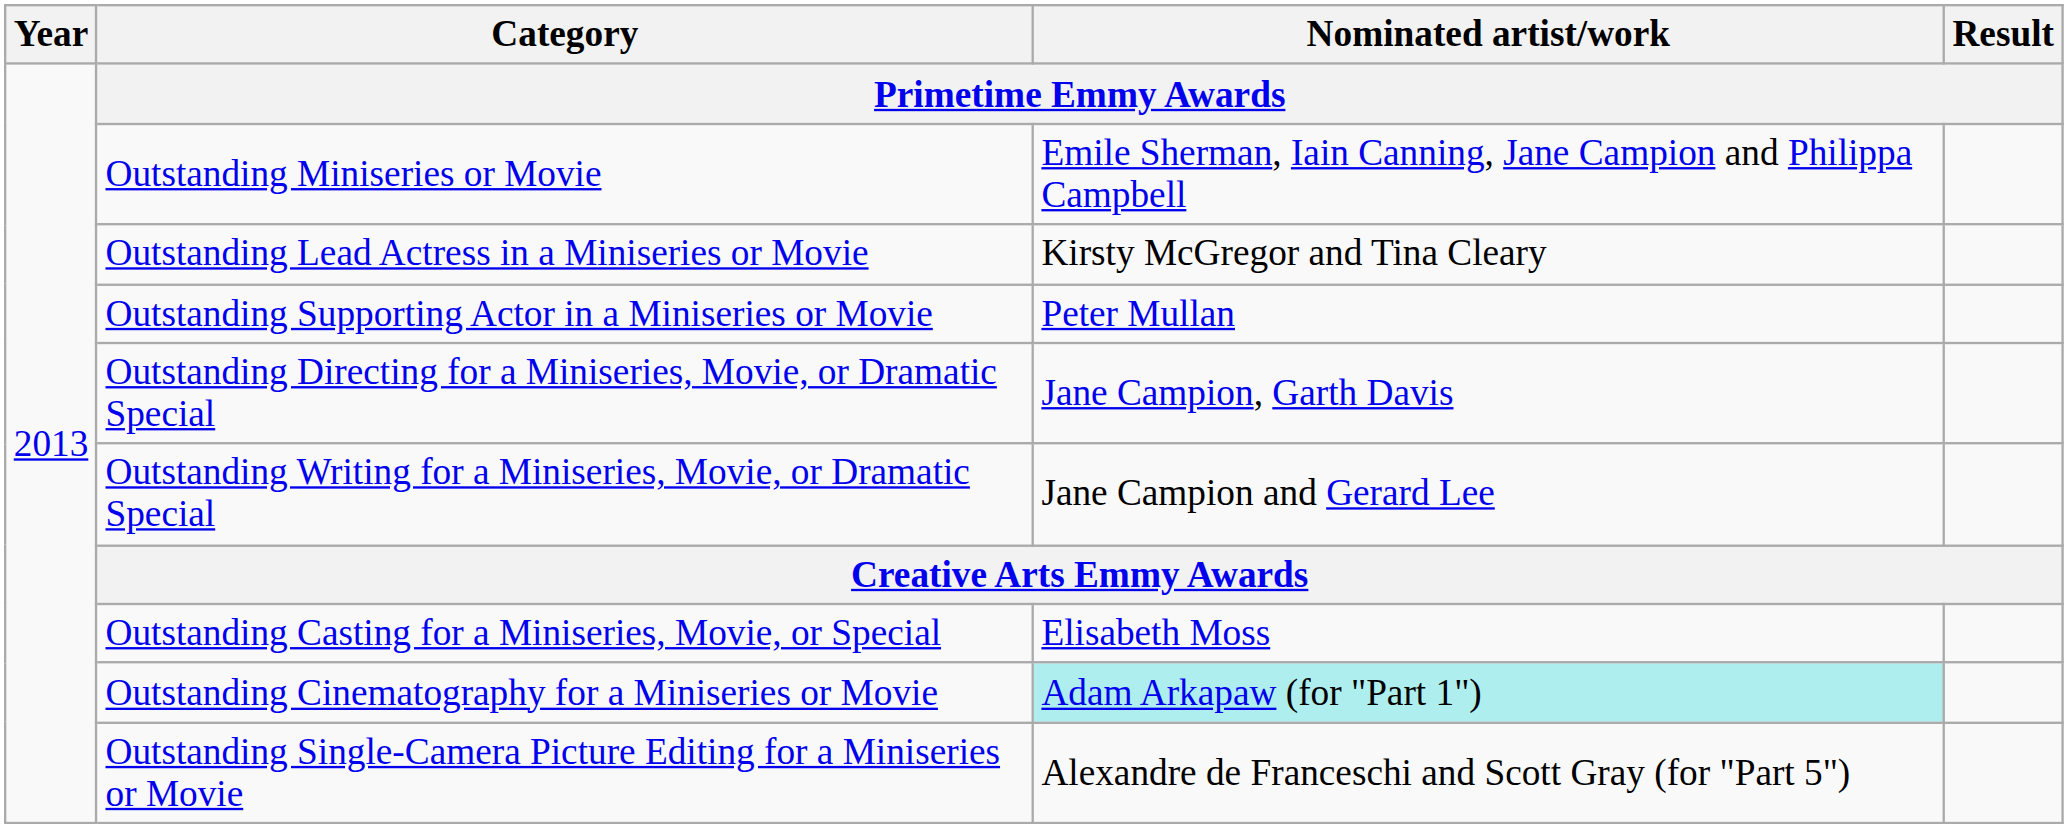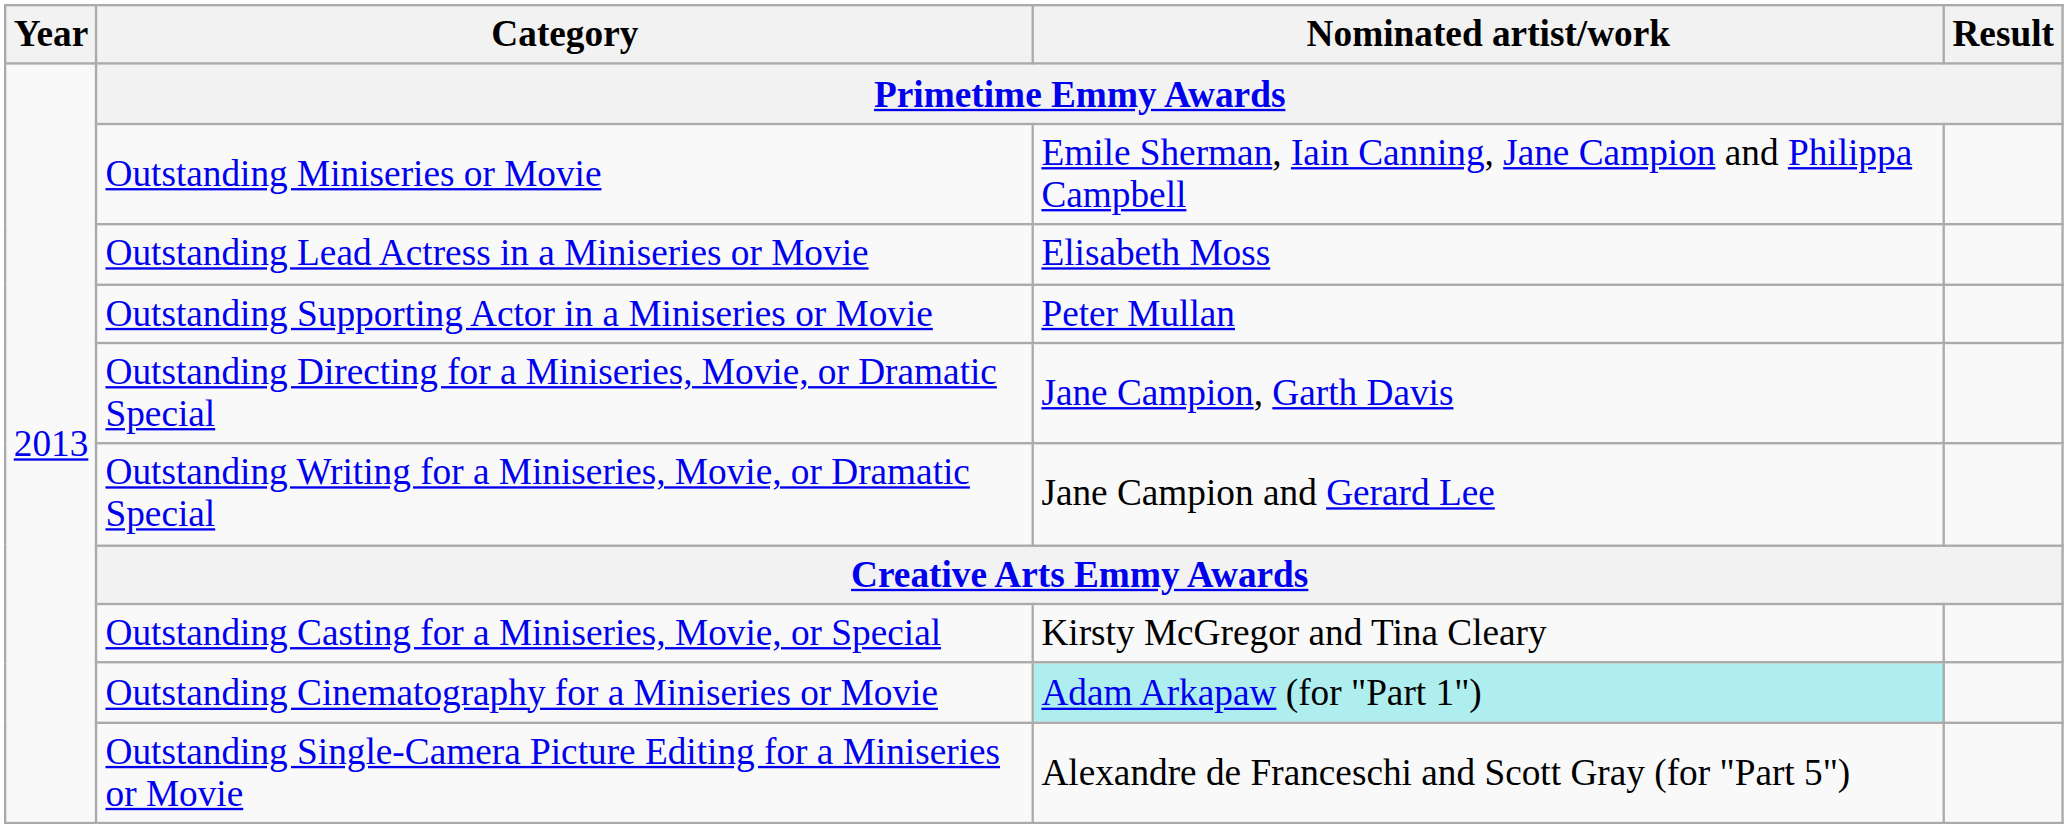(1294, 253) Kirsty McGregor and Tina Cleary -> (1156, 253) Elisabeth Moss
(1156, 632) Elisabeth Moss -> (1294, 632) Kirsty McGregor and Tina Cleary
